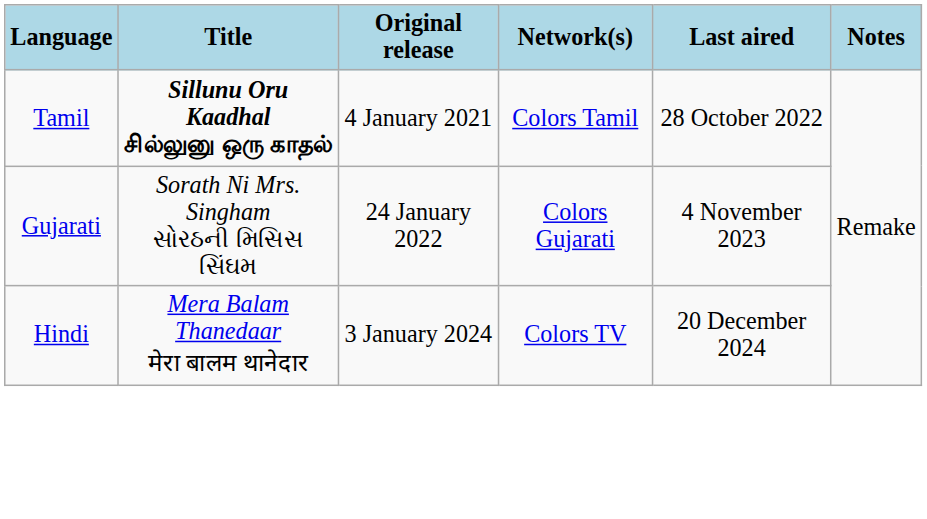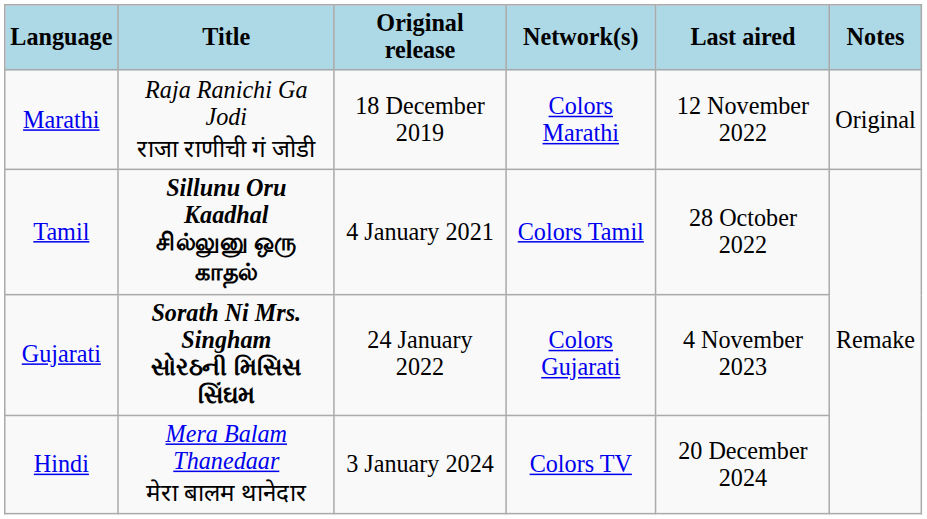+ row: (61, 119)
(228, 225) normal -> (226, 354) bold
